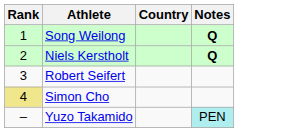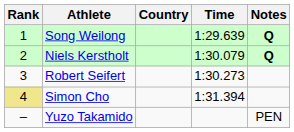+ column: (220, 14)
(212, 117) paleturquoise background -> (269, 117) no background
